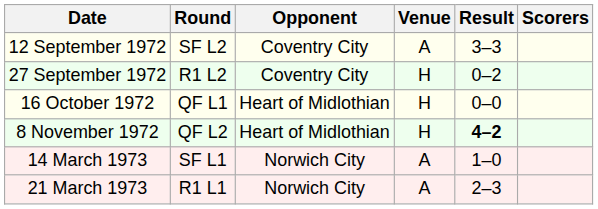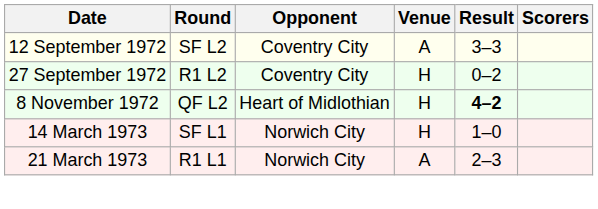- row: (87, 103)
(424, 160) A -> (424, 132) H
